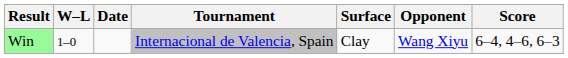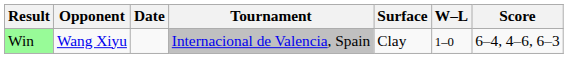columns swapped: (74, 16) <-> (433, 16)
